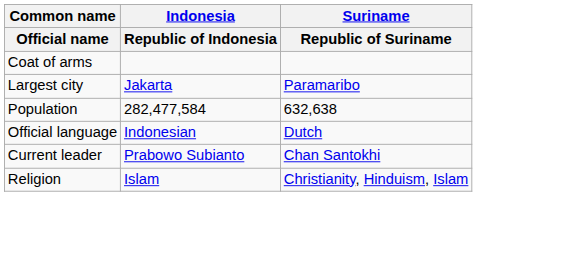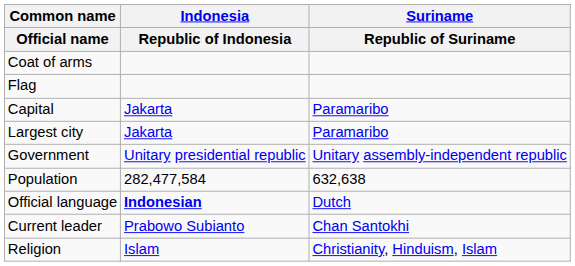+ row: (22, 86)
+ row: (31, 109)
+ row: (48, 156)
(160, 132) normal -> (163, 202) bold
